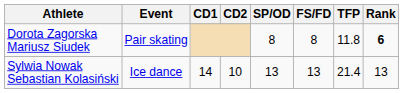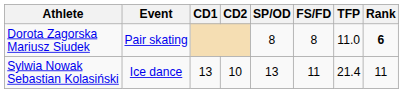(349, 40) 11.8 -> (349, 40) 11.0
(205, 73) 14 -> (205, 73) 13
(314, 73) 13 -> (314, 73) 11
(381, 73) 13 -> (381, 73) 11
